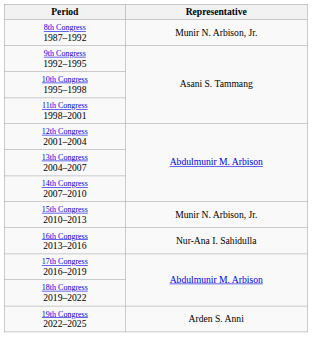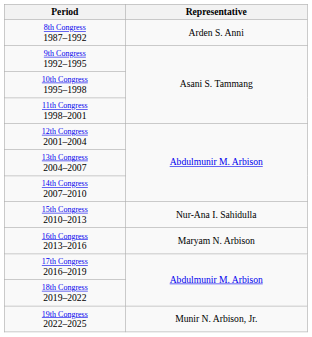(216, 32) Munir N. Arbison, Jr. -> (216, 32) Arden S. Anni
(216, 214) Munir N. Arbison, Jr. -> (216, 214) Nur-Ana I. Sahidulla
(216, 240) Nur-Ana I. Sahidulla -> (216, 240) Maryam N. Arbison
(216, 319) Arden S. Anni -> (216, 319) Munir N. Arbison, Jr.
